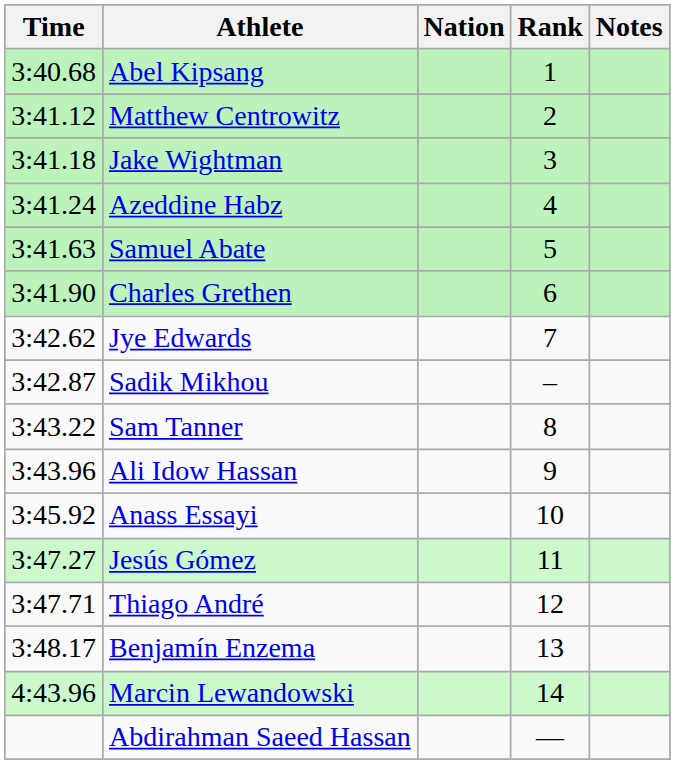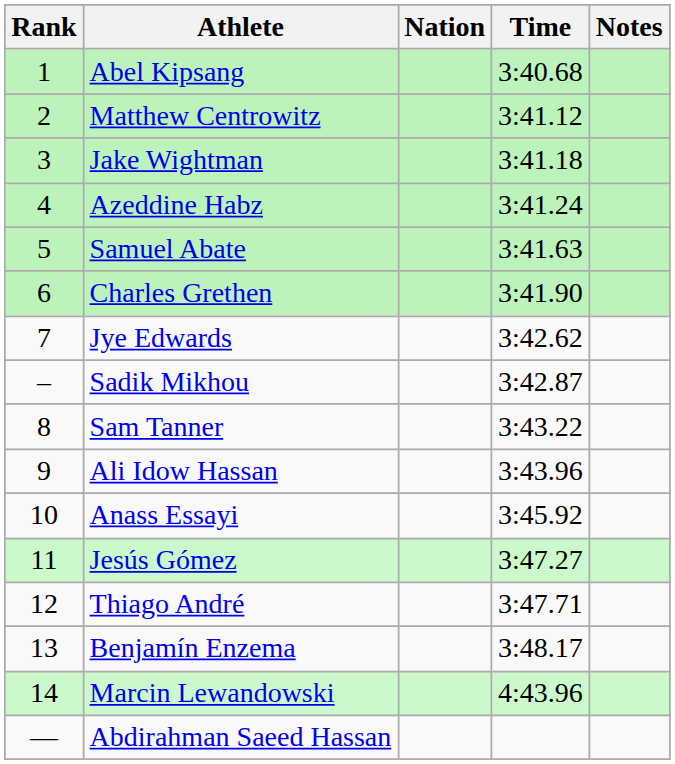columns swapped: (550, 26) <-> (54, 26)
